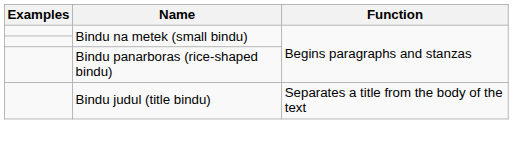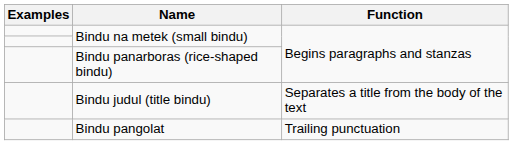+ row: (120, 129)
